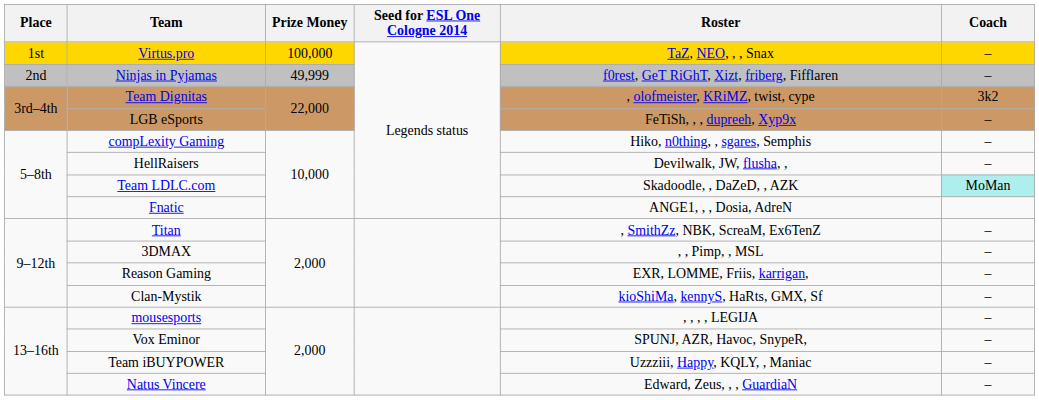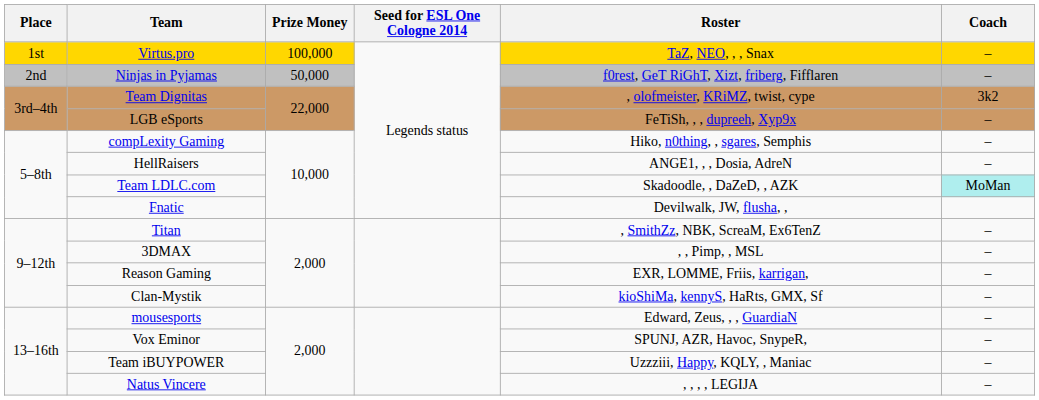(310, 75) 49,999 -> (310, 75) 50,000
(721, 163) Devilwalk, JW, flusha, , -> (721, 163) ANGE1, , , Dosia, AdreN
(721, 207) ANGE1, , , Dosia, AdreN -> (721, 207) Devilwalk, JW, flusha, ,
(721, 318) , , , , LEGIJA -> (721, 318) Edward, Zeus, , , GuardiaN
(721, 384) Edward, Zeus, , , GuardiaN -> (721, 384) , , , , LEGIJA
